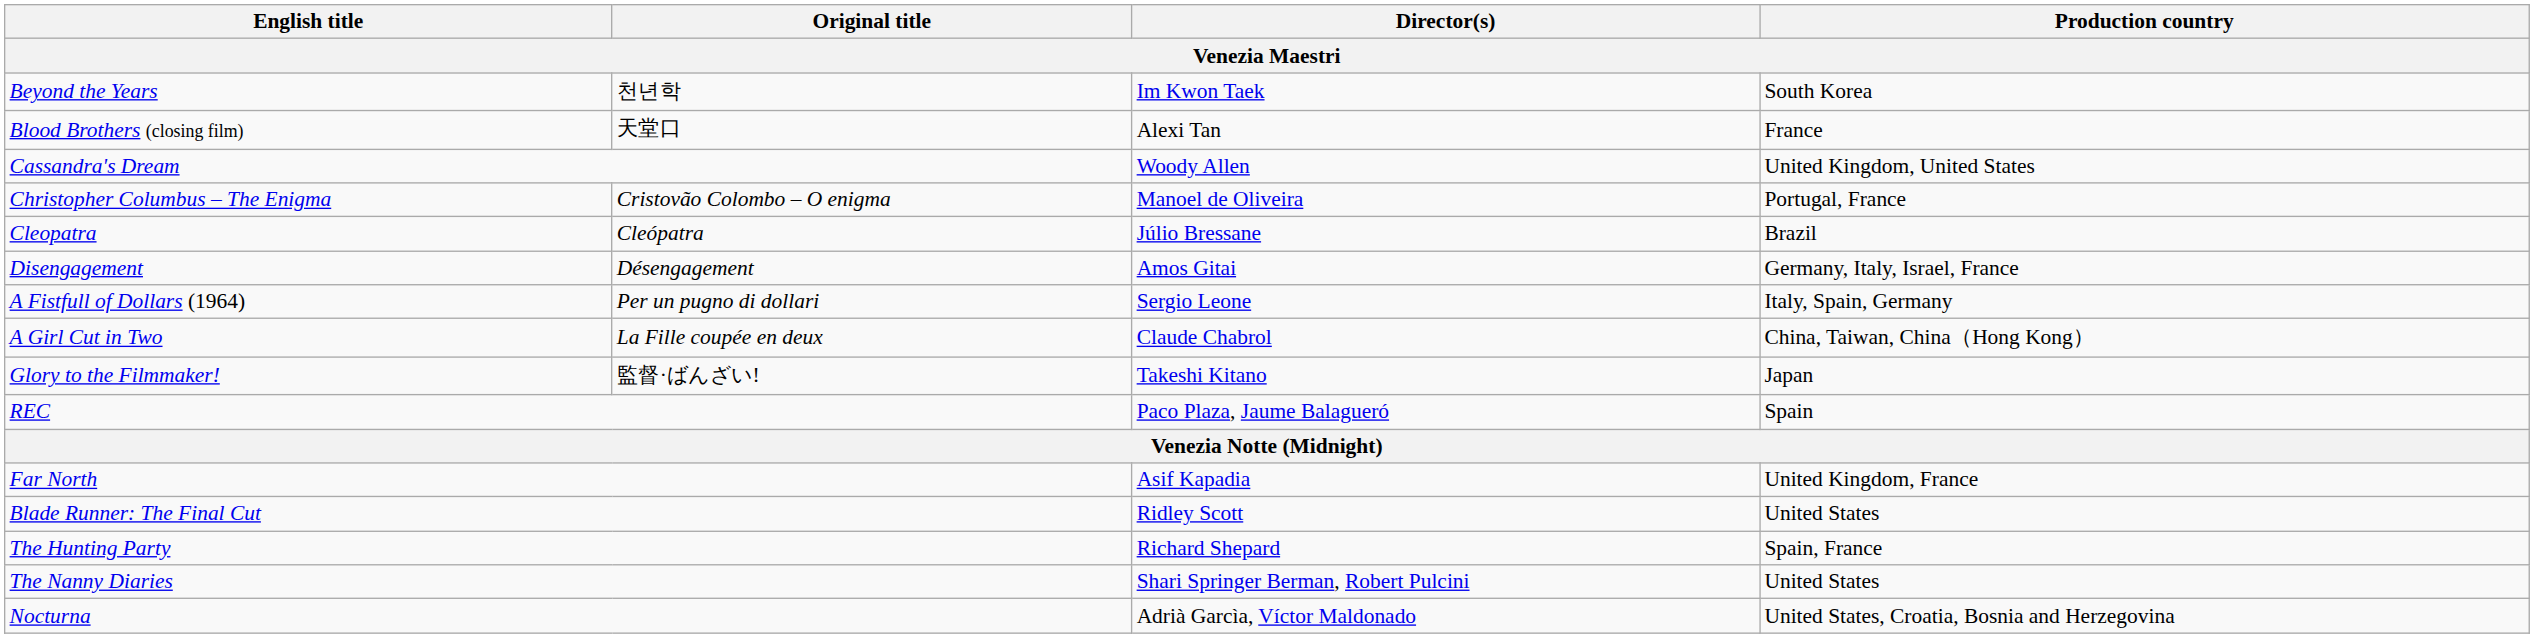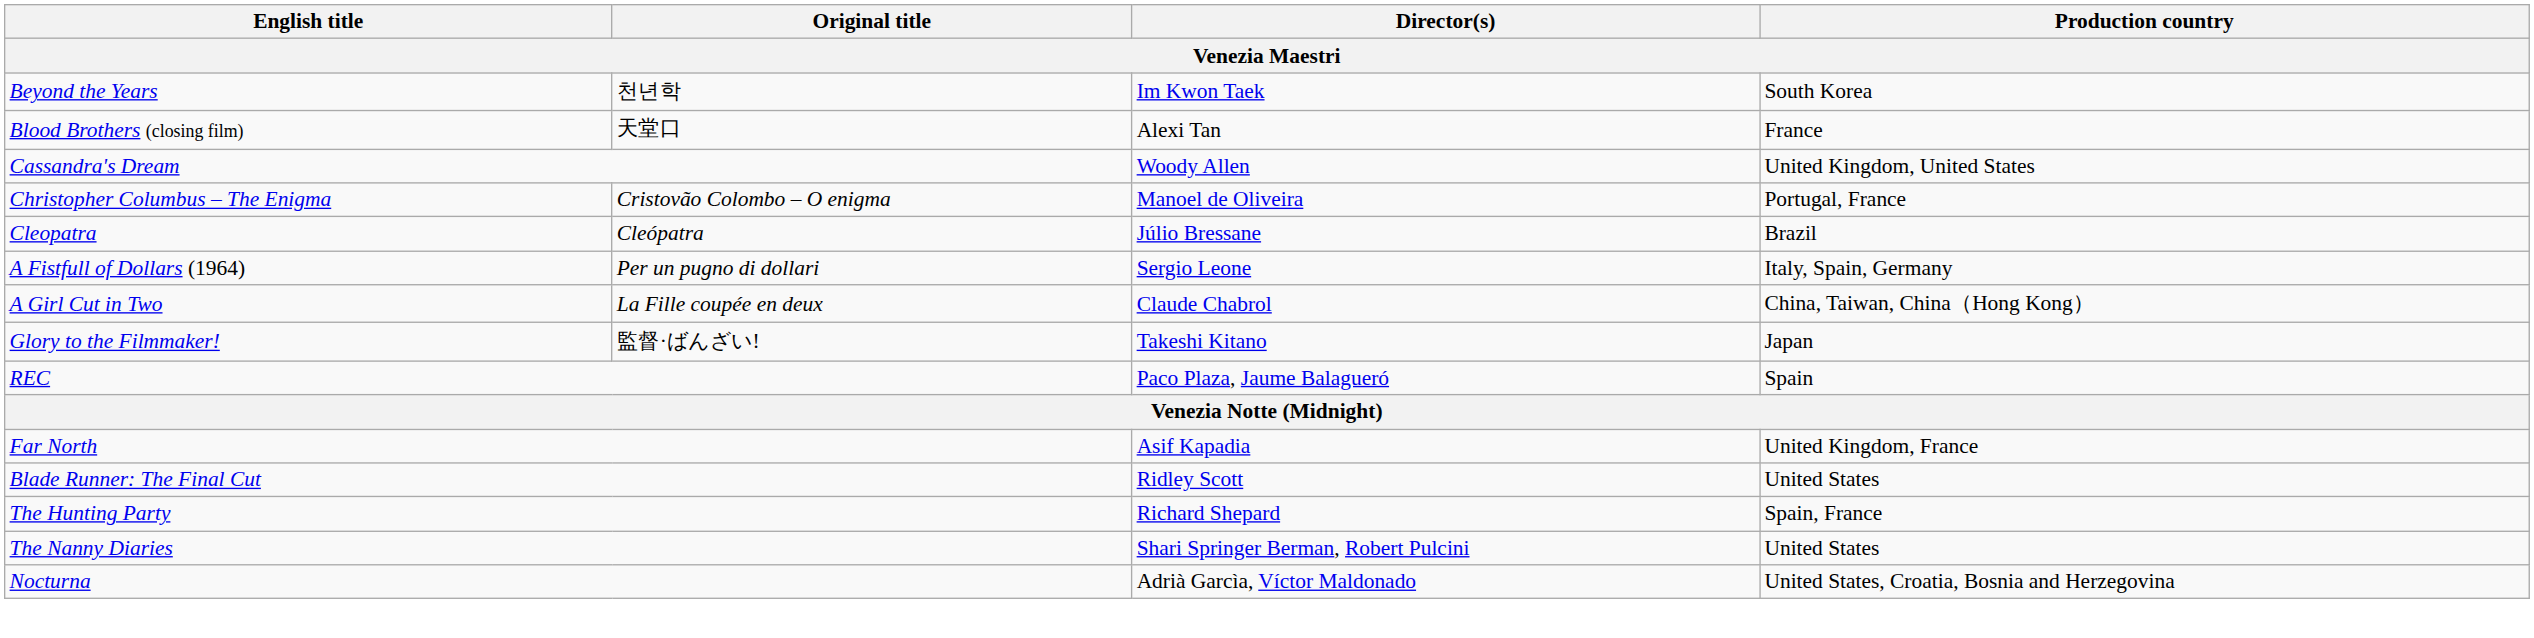- row: (76, 267)
